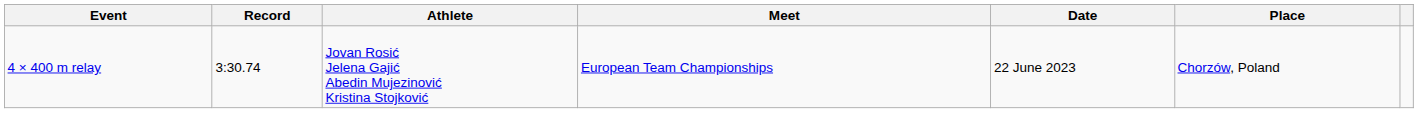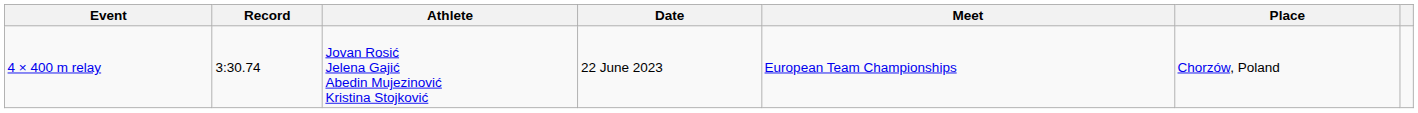columns swapped: (1083, 15) <-> (784, 15)
